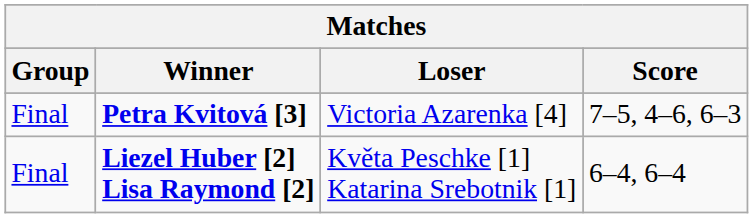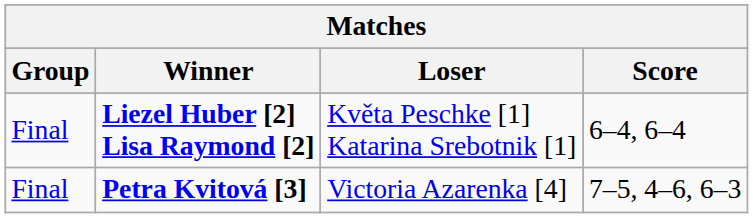rows swapped: (208, 173) <-> (204, 114)
